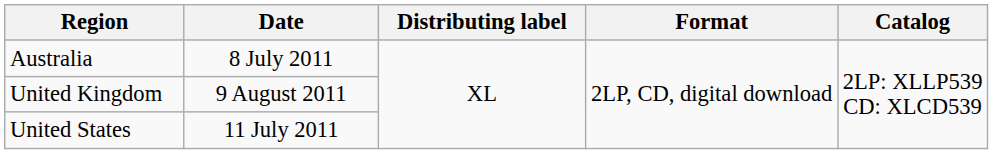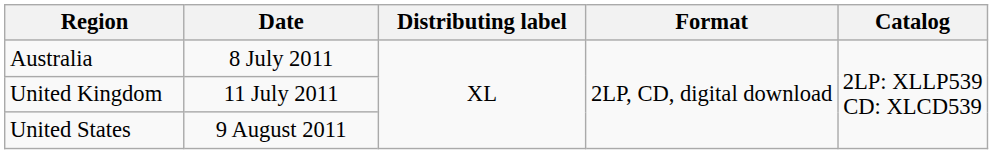(281, 93) 9 August 2011 -> (281, 93) 11 July 2011
(281, 129) 11 July 2011 -> (281, 129) 9 August 2011
